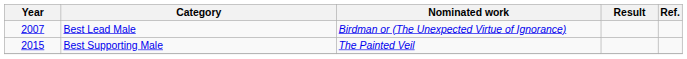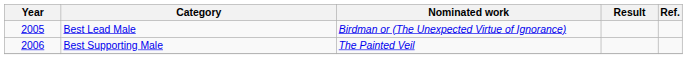(33, 29) 2007 -> (33, 29) 2005
(33, 45) 2015 -> (33, 45) 2006
